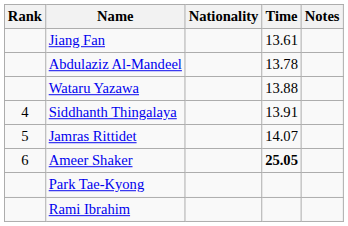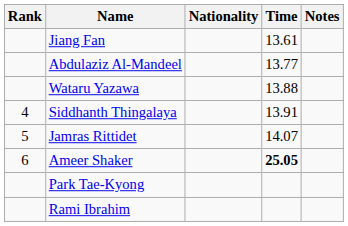(282, 64) 13.78 -> (282, 64) 13.77
